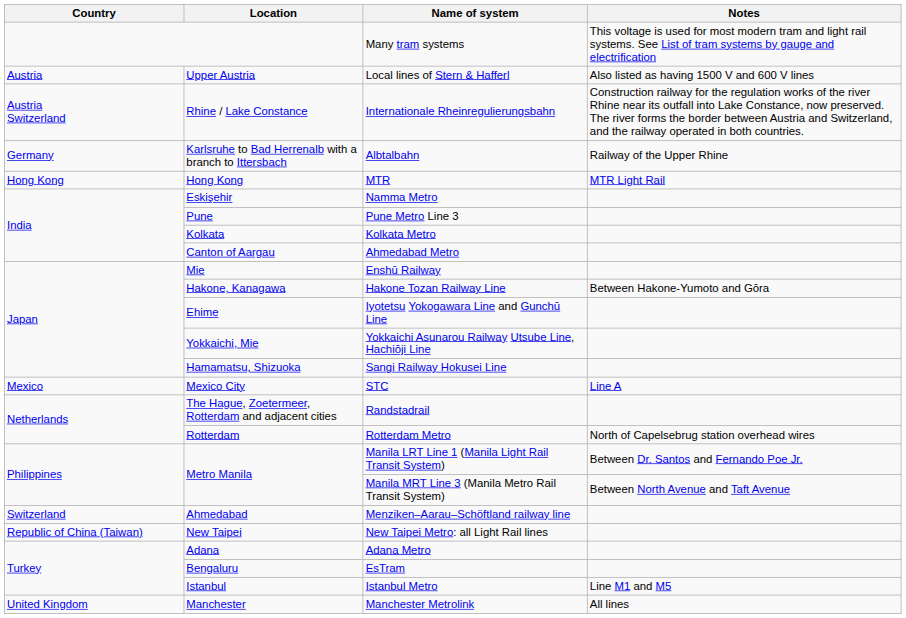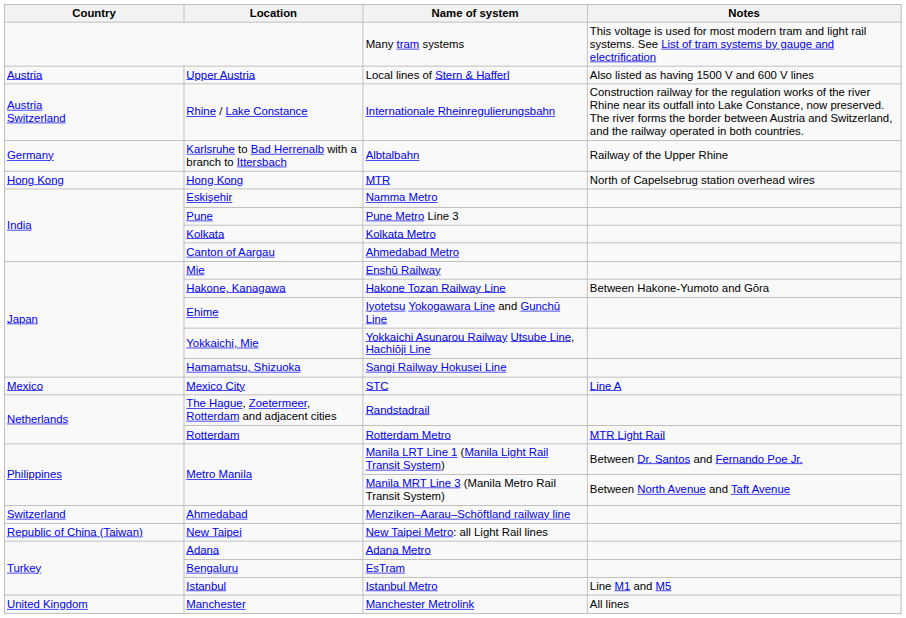(627, 180) MTR Light Rail -> (702, 180) North of Capelsebrug station overhead wires
(702, 434) North of Capelsebrug station overhead wires -> (627, 434) MTR Light Rail
